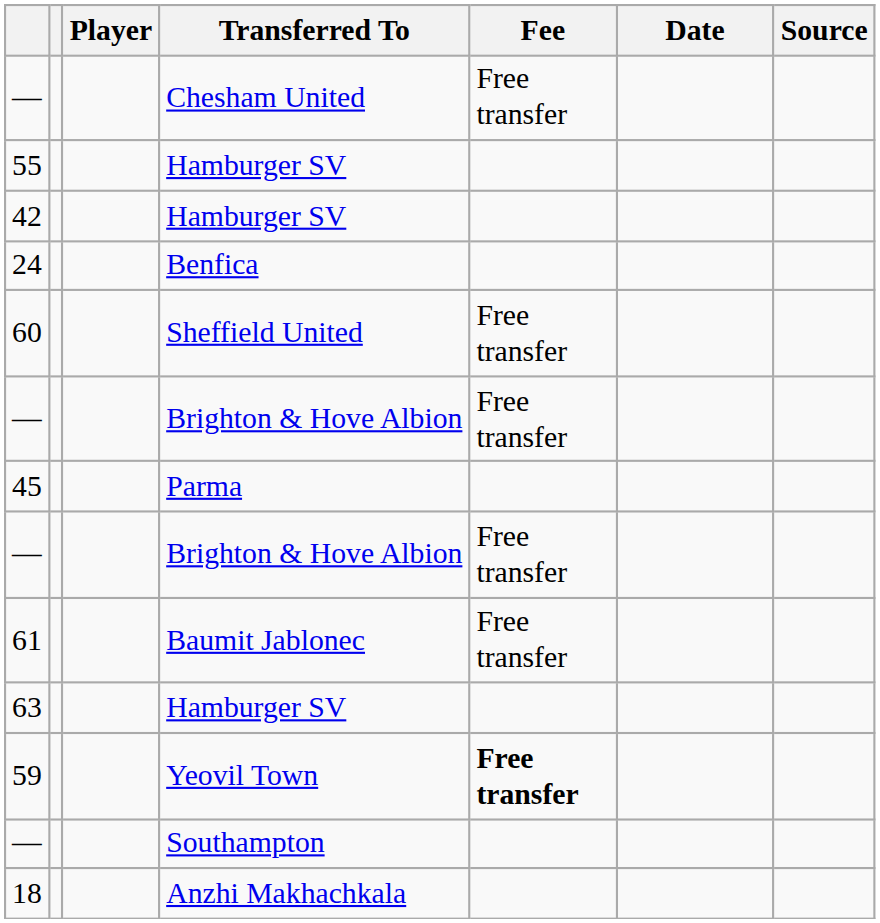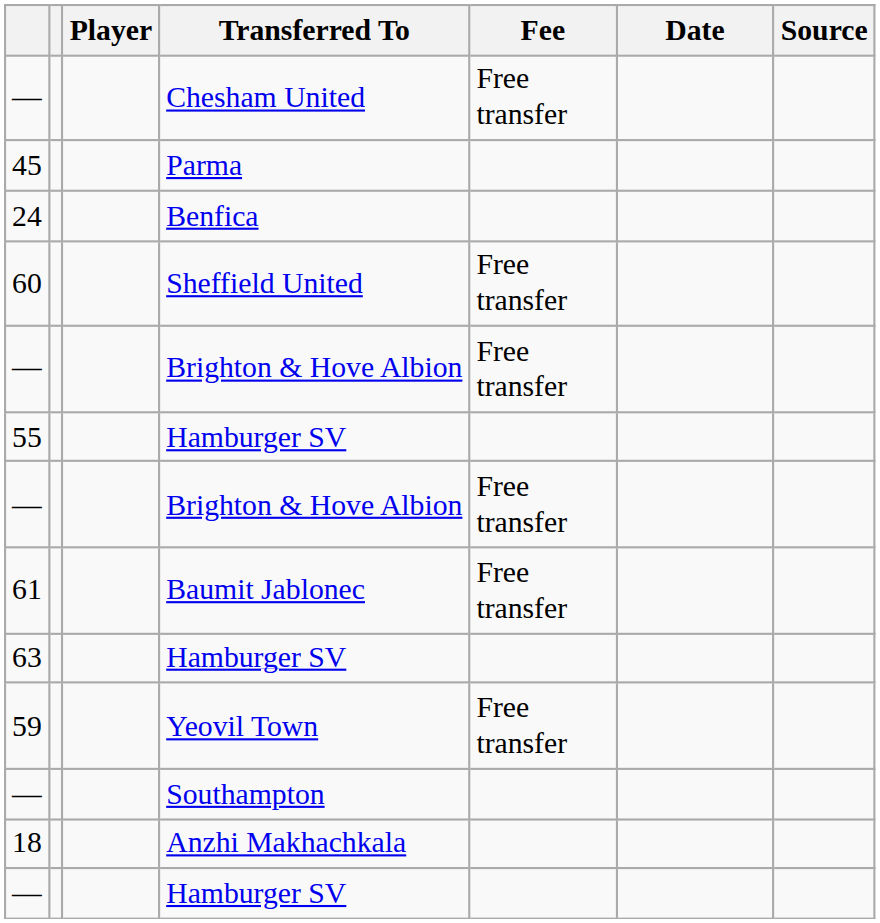rows swapped: (27, 486) <-> (27, 165)
- row: (27, 214)
(528, 775) bold -> (522, 725) normal
+ row: (27, 892)
